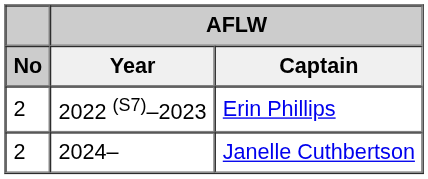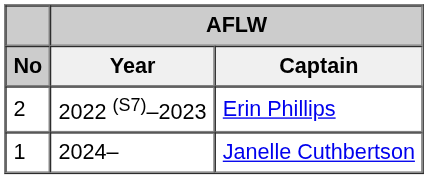(19, 152) 2 -> (19, 152) 1
